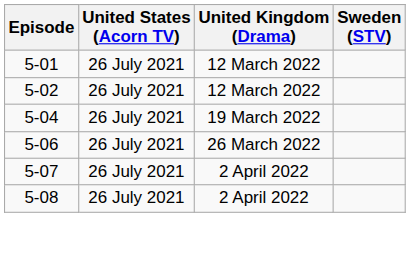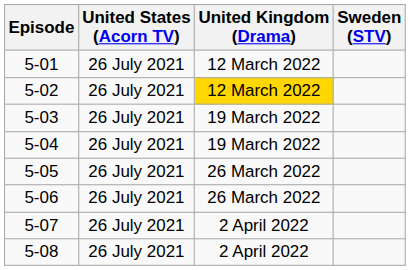(264, 90) no background -> (264, 90) gold background
+ row: (41, 117)
+ row: (41, 171)
